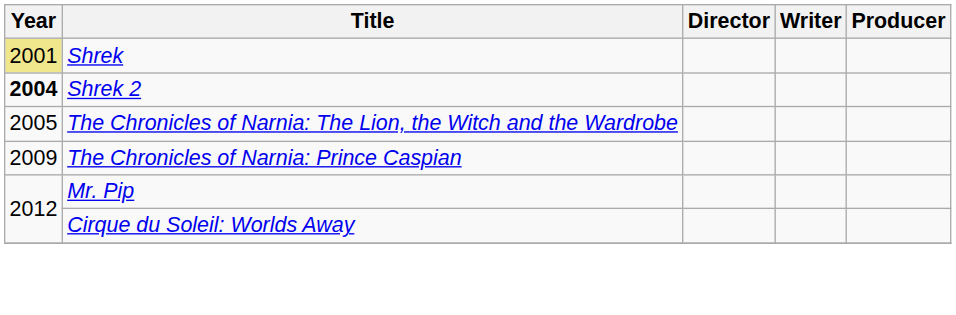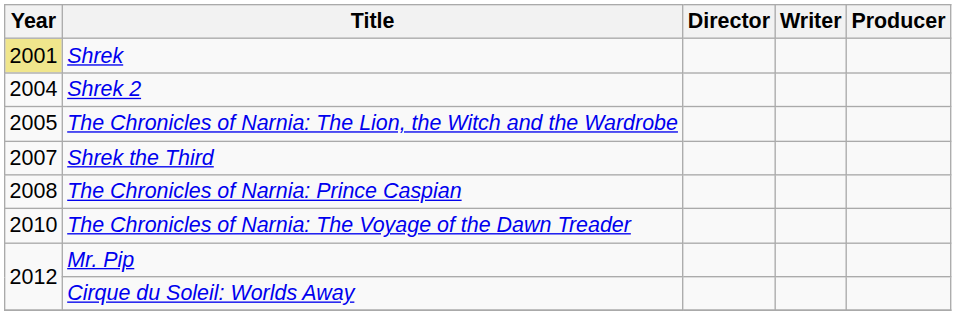(33, 89) bold -> (33, 89) normal
+ row: (140, 157)
(33, 157) 2009 -> (33, 191) 2008
+ row: (349, 225)
